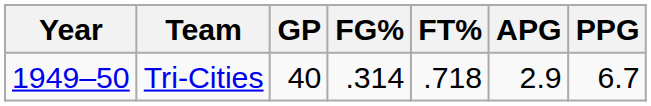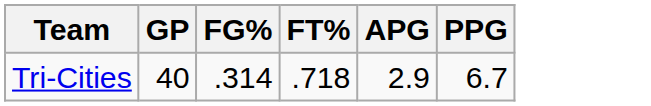- column: (71, 29)
